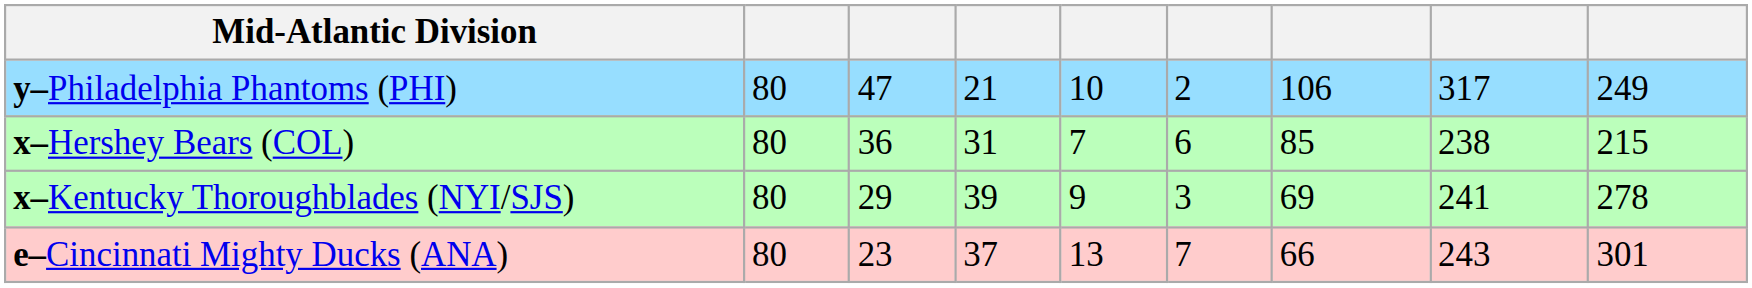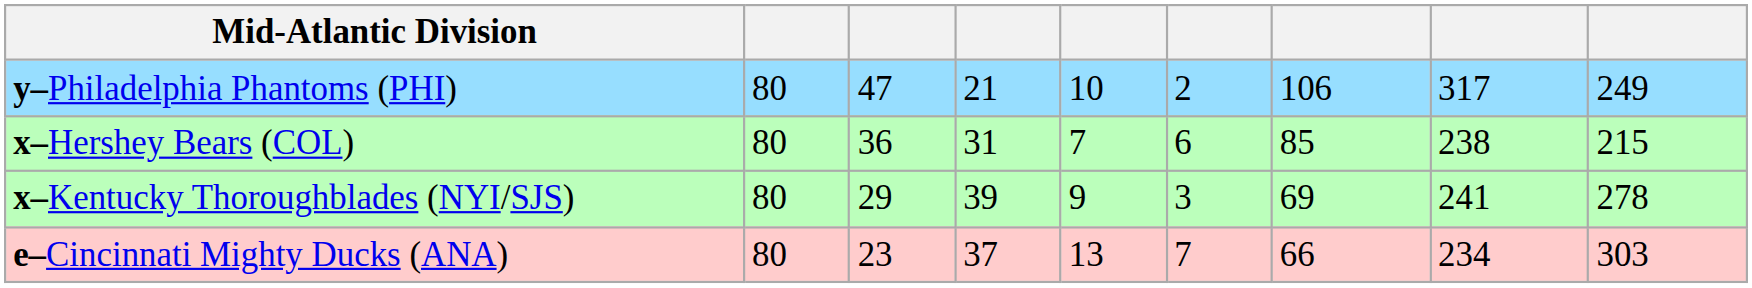(1464, 253) 243 -> (1464, 253) 234
(1623, 253) 301 -> (1623, 253) 303
